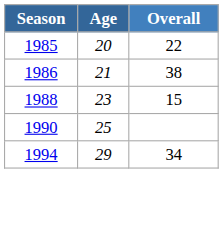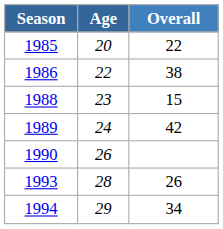(103, 72) 21 -> (103, 72) 22
+ row: (41, 127)
(103, 127) 25 -> (103, 154) 26
+ row: (41, 182)
